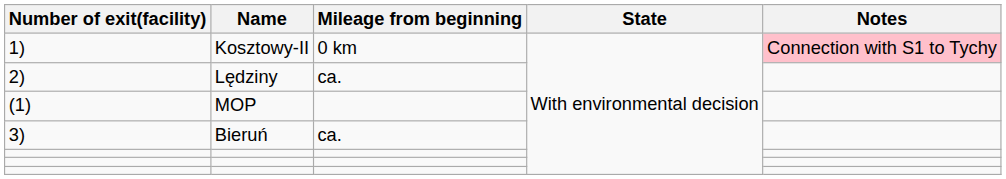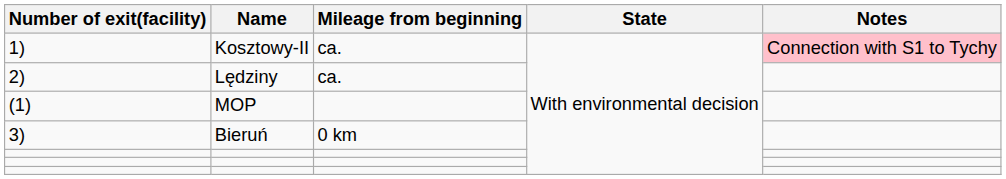(337, 47) 0 km -> (330, 47) ca.
(330, 134) ca. -> (337, 134) 0 km
